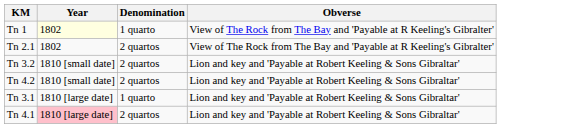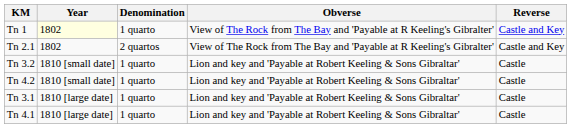+ column: (532, 13)
(140, 64) 2 quartos -> (137, 64) 1 quarto
(140, 81) 2 quartos -> (137, 81) 1 quarto
(76, 115) pink background -> (76, 115) no background
(140, 115) 2 quartos -> (137, 115) 1 quarto
